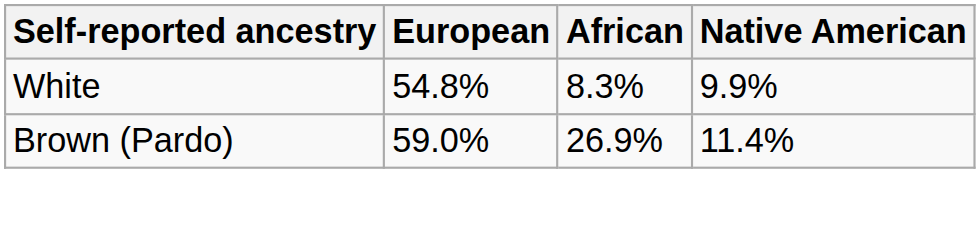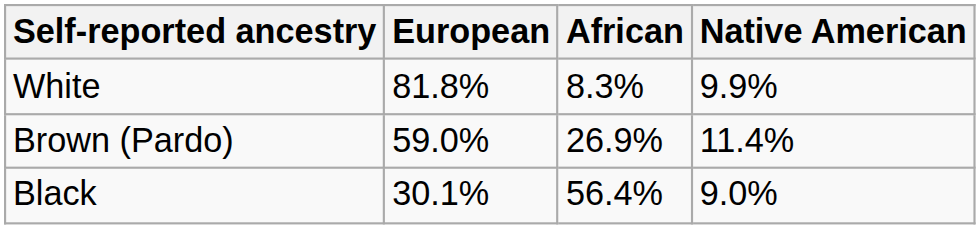(441, 85) 54.8% -> (441, 85) 81.8%
+ row: (55, 194)
